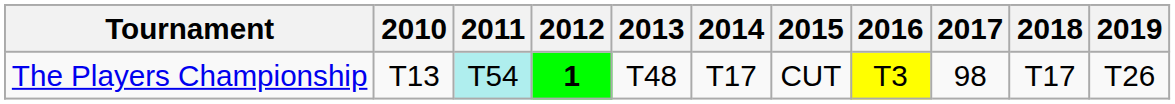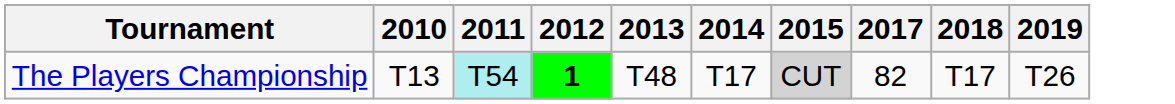- column: (891, 29)
(811, 76) no background -> (811, 76) lightgrey background
(970, 76) 98 -> (891, 76) 82
